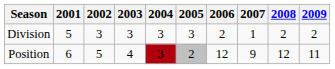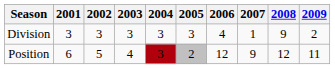(68, 34) 5 -> (68, 34) 3
(222, 34) 2 -> (222, 34) 4
(283, 34) 2 -> (283, 34) 9
